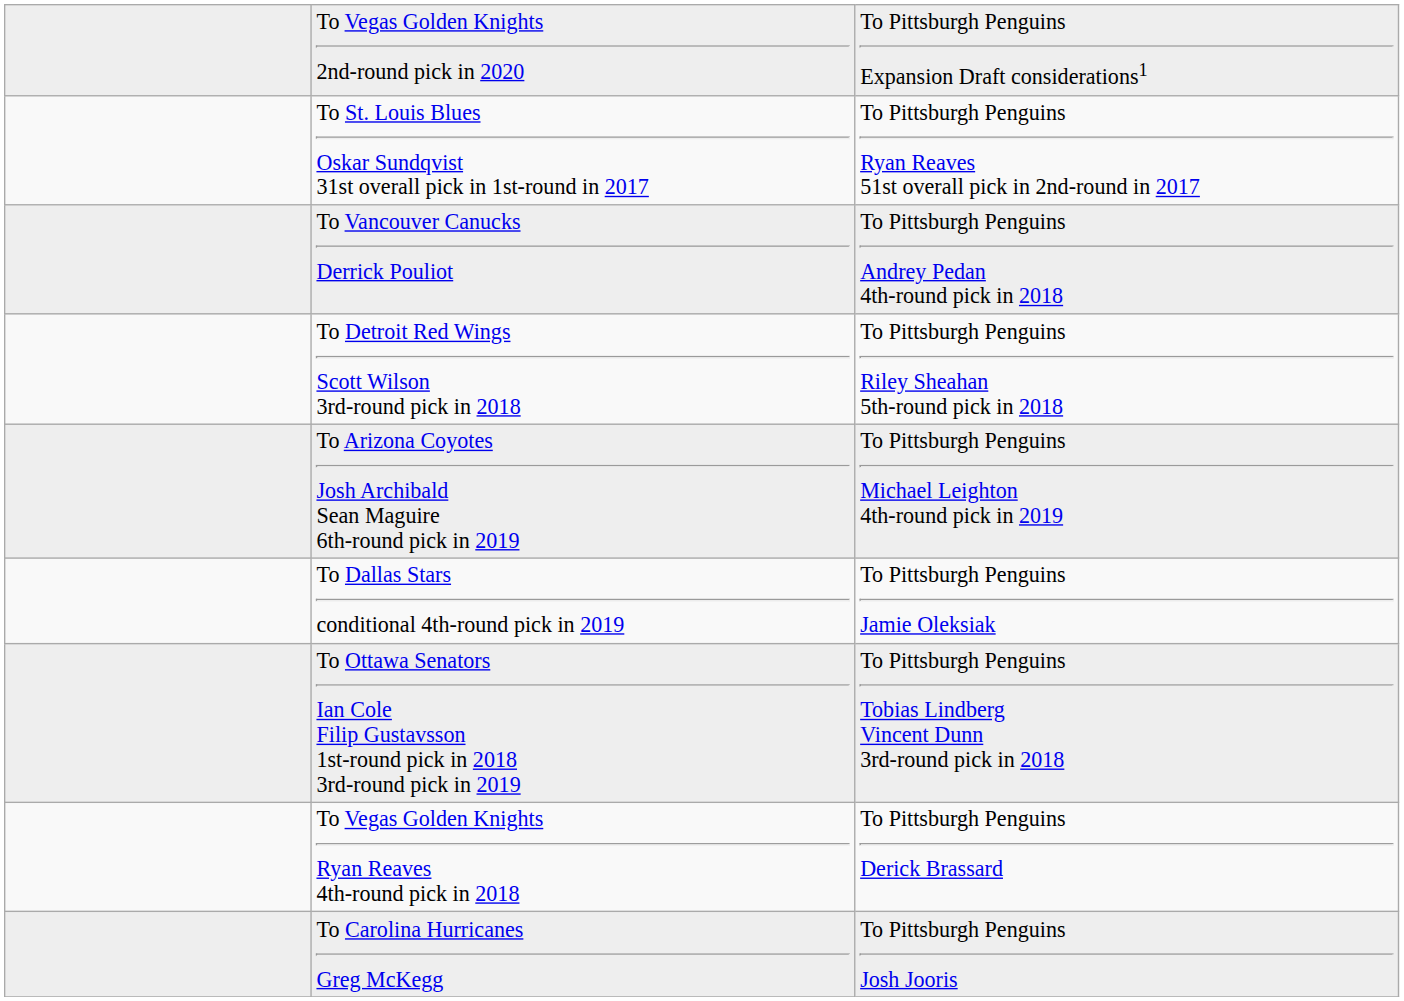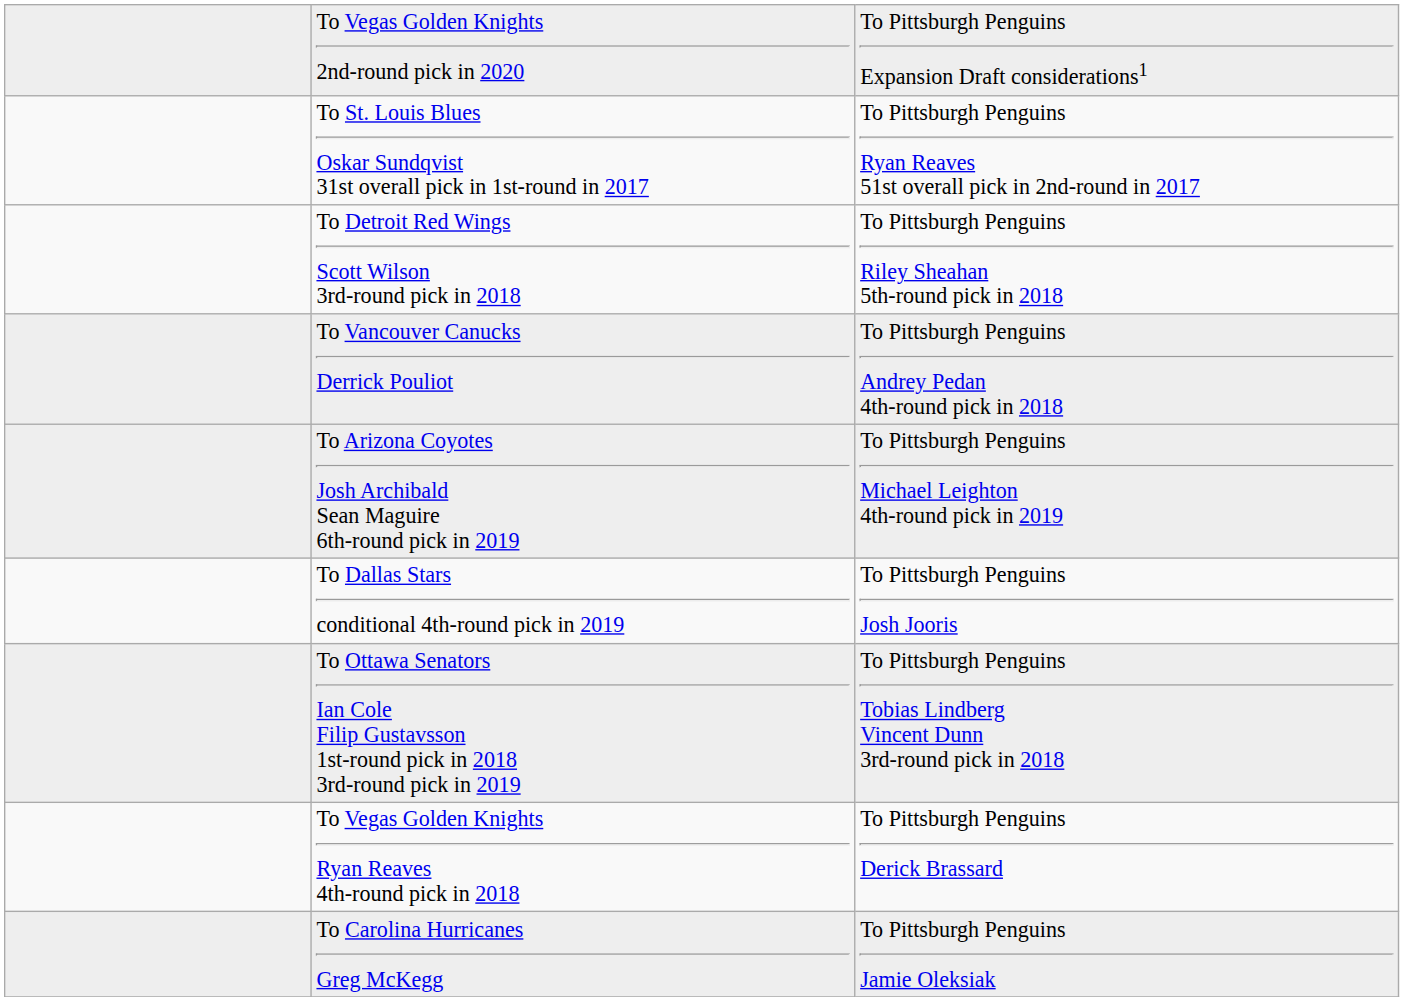rows swapped: (583, 247) <-> (583, 369)
(1127, 600) To Pittsburgh Penguins Jamie Oleksiak -> (1127, 600) To Pittsburgh Penguins Josh Jooris
(1127, 953) To Pittsburgh Penguins Josh Jooris -> (1127, 953) To Pittsburgh Penguins Jamie Oleksiak
